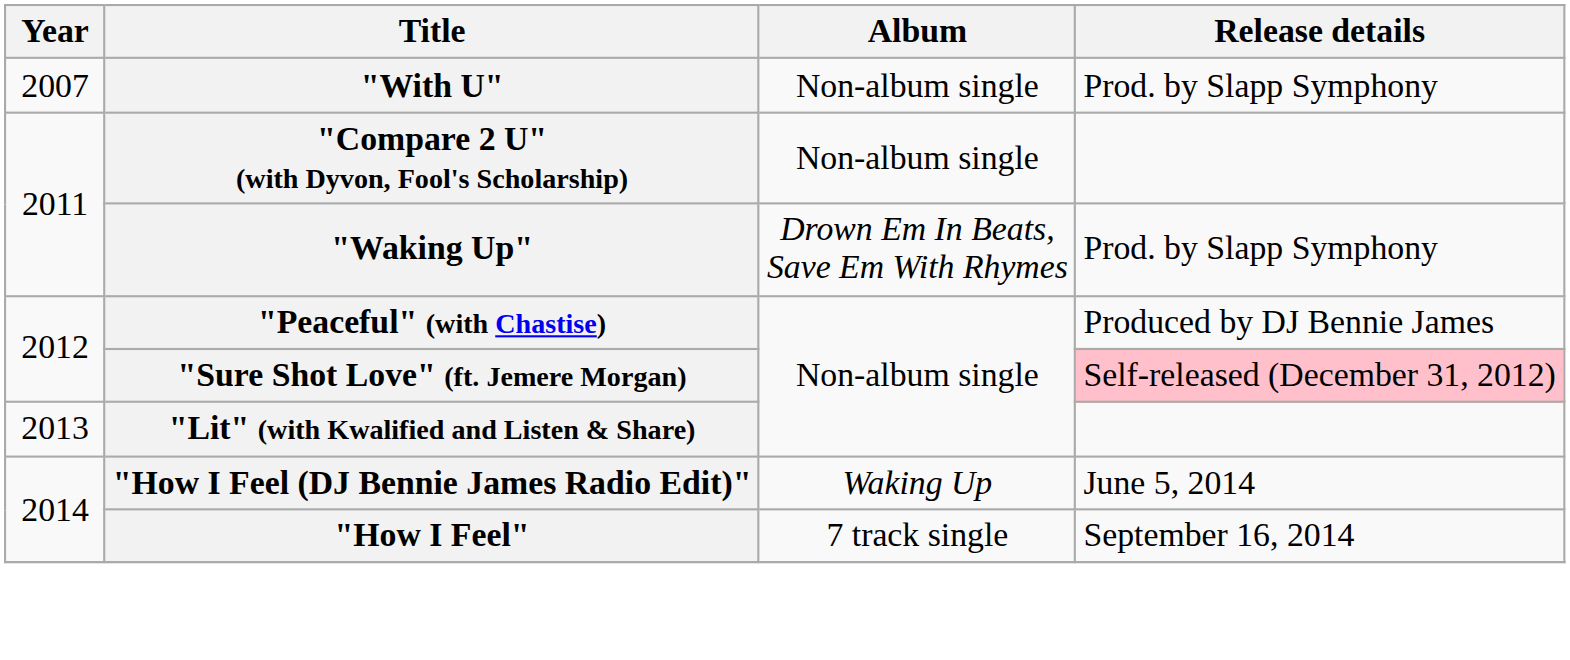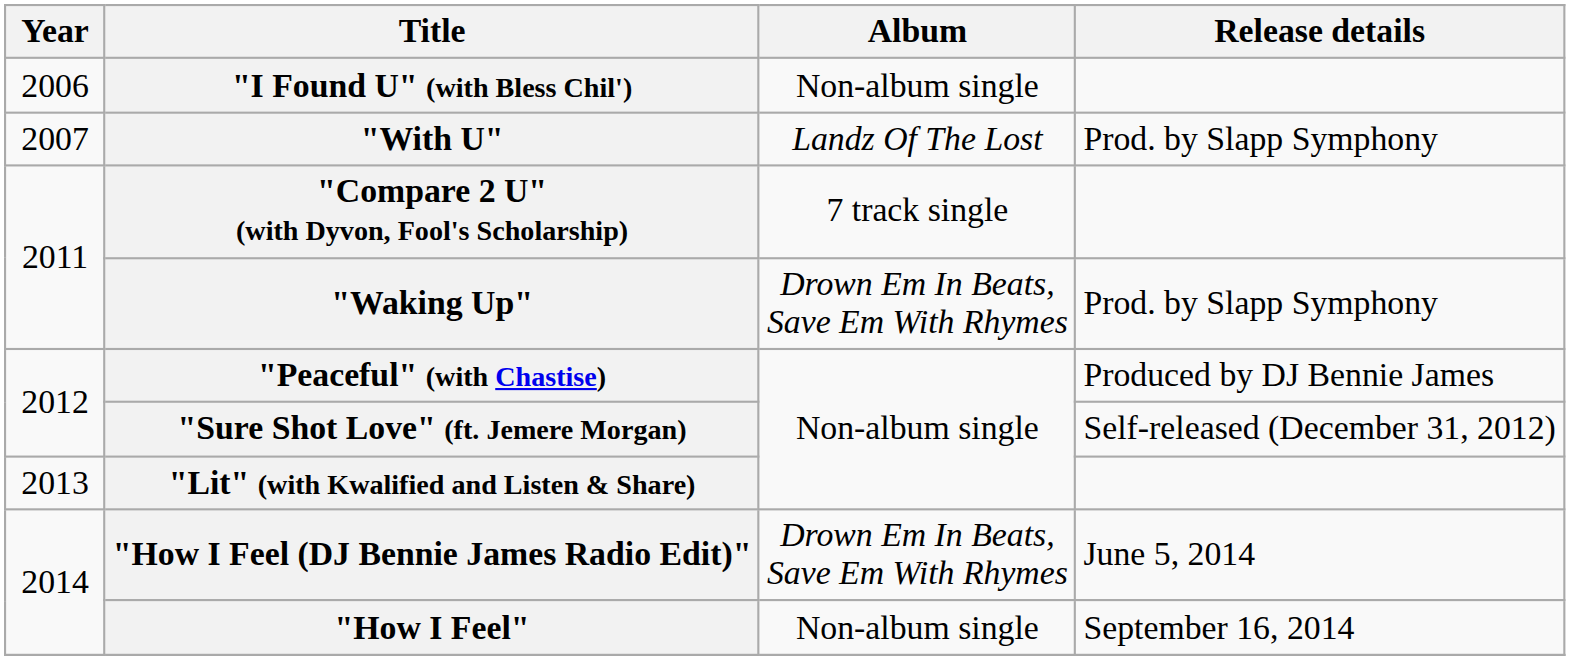+ row: (432, 84)
(917, 84) Non-album single -> (917, 138) Landz Of The Lost
(917, 157) Non-album single -> (917, 210) 7 track single
(1320, 374) pink background -> (1320, 428) no background
(917, 482) Waking Up -> (917, 554) Drown Em In Beats, Save Em With Rhymes
(917, 535) 7 track single -> (917, 627) Non-album single
